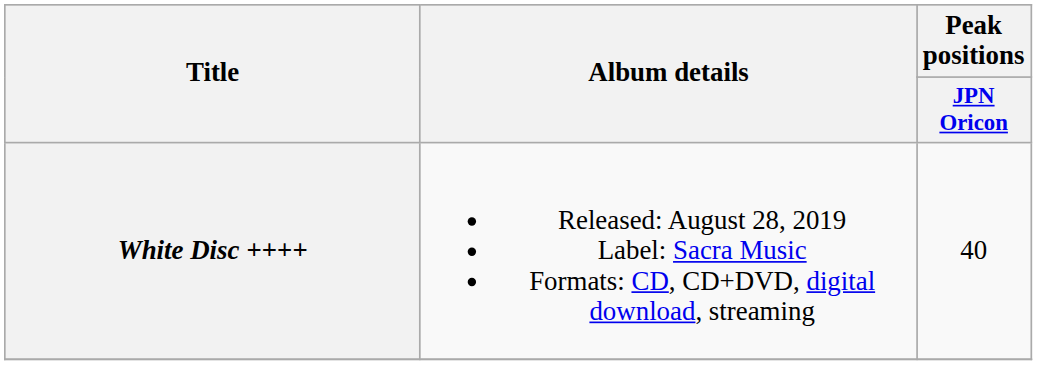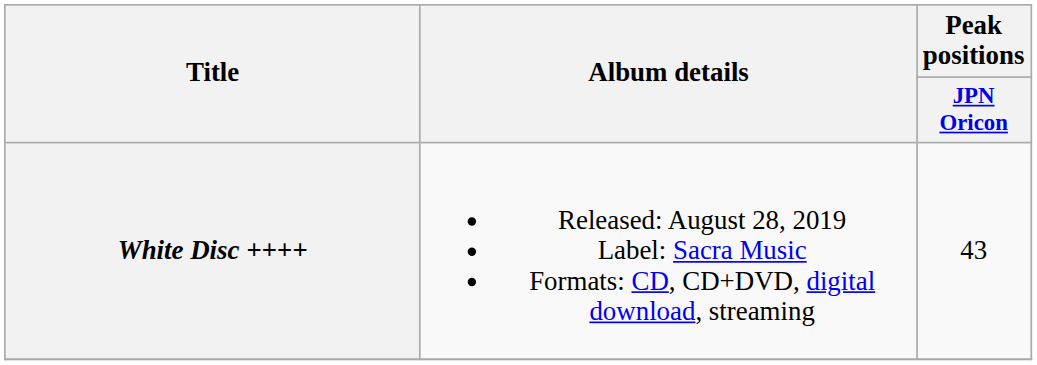(974, 250) 40 -> (974, 250) 43
